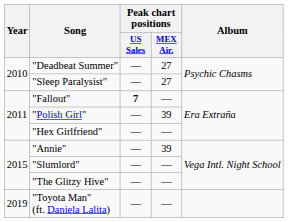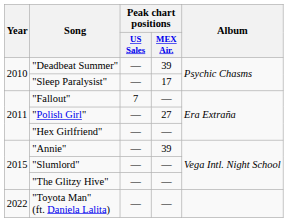(166, 65) 27 -> (166, 65) 39
(166, 82) 27 -> (166, 82) 17
(136, 98) bold -> (136, 98) normal
(166, 115) 39 -> (166, 115) 27
(17, 203) 2019 -> (17, 203) 2022
